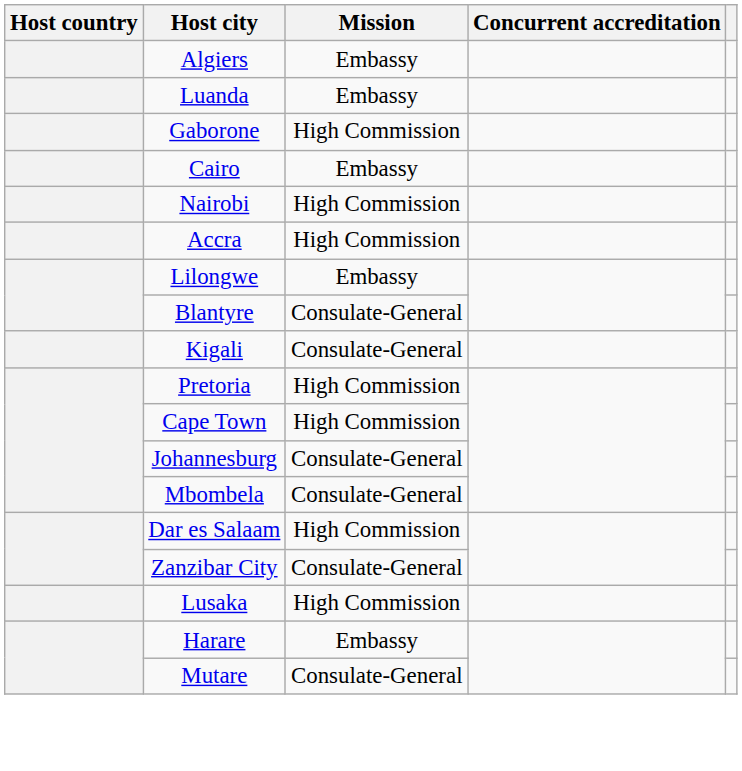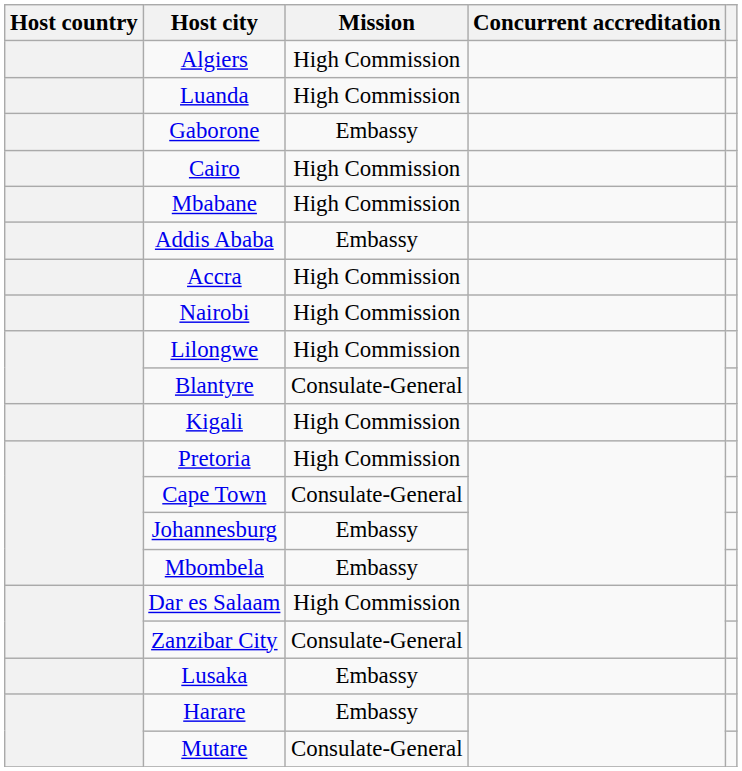(377, 58) Embassy -> (377, 58) High Commission
(377, 95) Embassy -> (377, 95) High Commission
(377, 131) High Commission -> (377, 131) Embassy
(377, 167) Embassy -> (377, 167) High Commission
+ row: (214, 204)
+ row: (214, 240)
rows swapped: (214, 240) <-> (214, 204)
(377, 276) Embassy -> (377, 349) High Commission
(377, 349) Consulate-General -> (377, 421) High Commission
(377, 421) High Commission -> (377, 494) Consulate-General
(377, 458) Consulate-General -> (377, 530) Embassy
(377, 494) Consulate-General -> (377, 566) Embassy
(377, 603) High Commission -> (377, 675) Embassy
